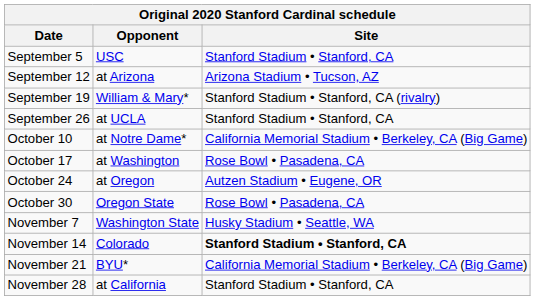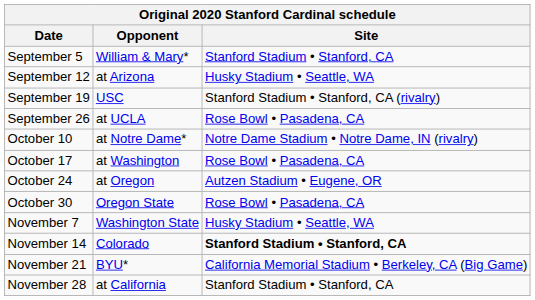(110, 56) USC -> (142, 56) William & Mary*
(292, 77) Arizona Stadium • Tucson, AZ -> (289, 77) Husky Stadium • Seattle, WA
(142, 98) William & Mary* -> (110, 98) USC
(299, 118) Stanford Stadium • Stanford, CA -> (285, 118) Rose Bowl • Pasadena, CA
(366, 139) California Memorial Stadium • Berkeley, CA (Big Game) -> (341, 139) Notre Dame Stadium • Notre Dame, IN (rivalry)
